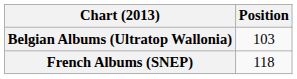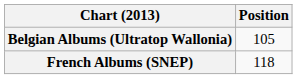(264, 39) 103 -> (264, 39) 105
